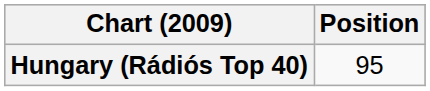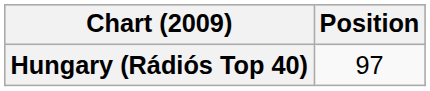(369, 64) 95 -> (369, 64) 97
